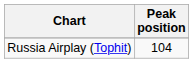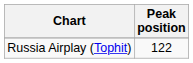(161, 48) 104 -> (161, 48) 122
